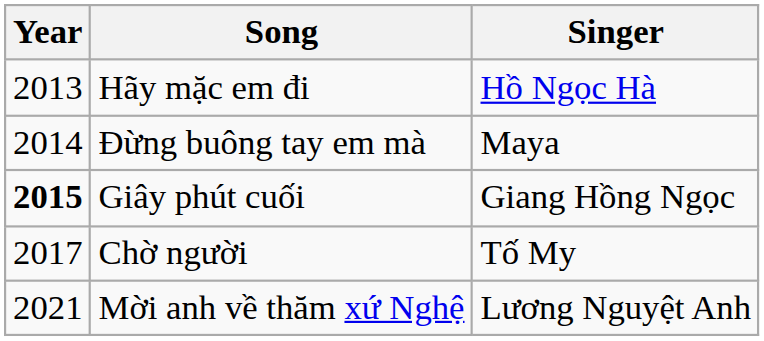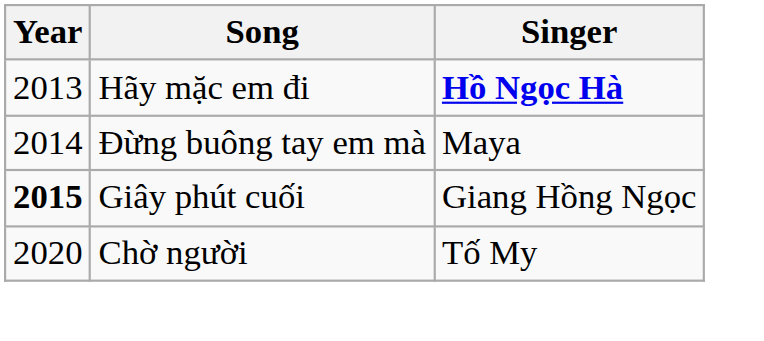(568, 87) normal -> (533, 87) bold
(48, 252) 2017 -> (48, 252) 2020
- row: (282, 307)
